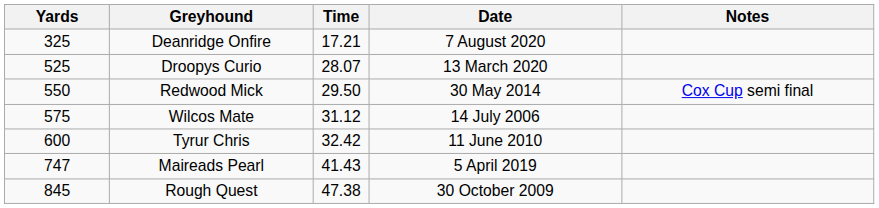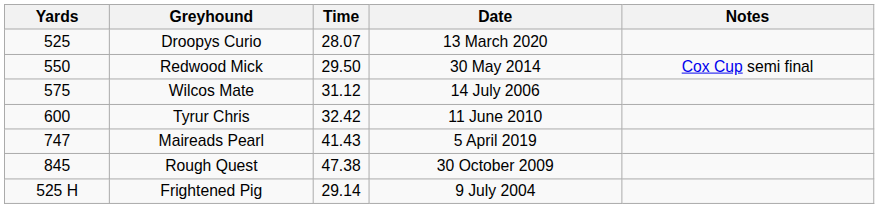- row: (211, 41)
+ row: (211, 191)
